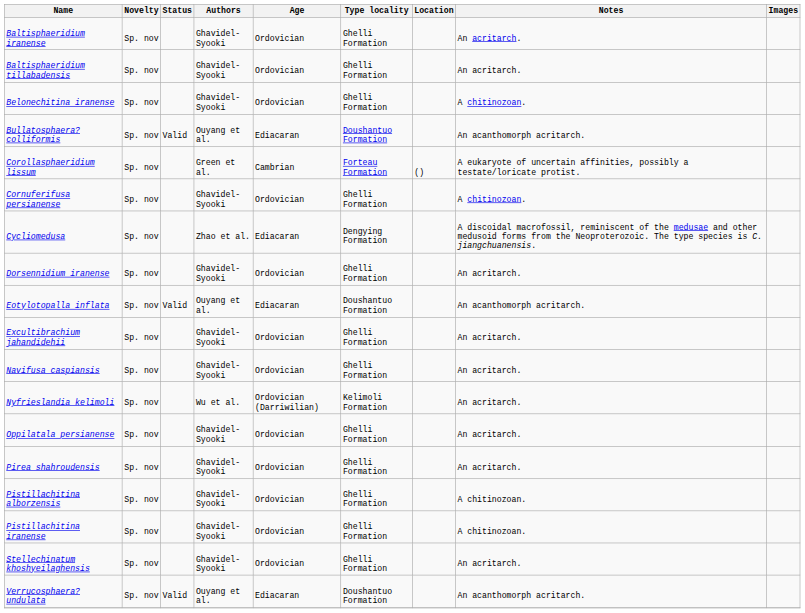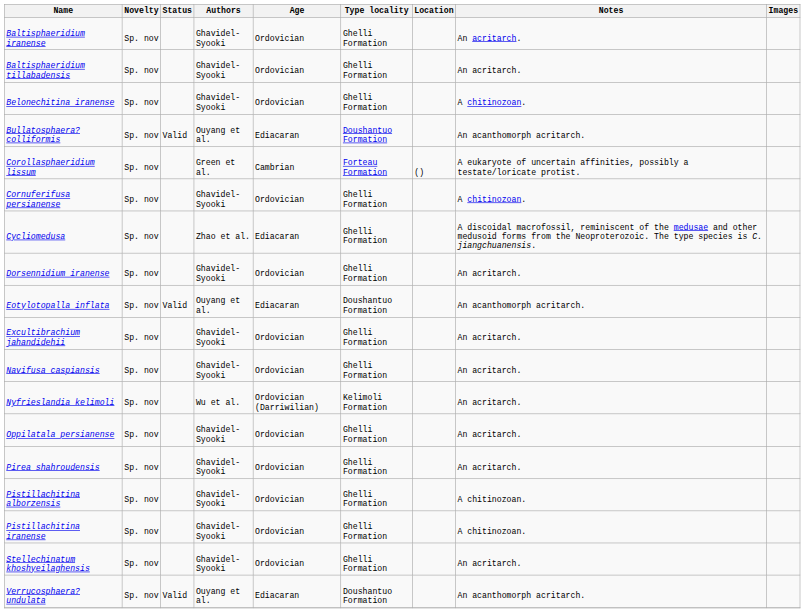(365, 237) Dengying Formation -> (365, 237) Ghelli Formation
